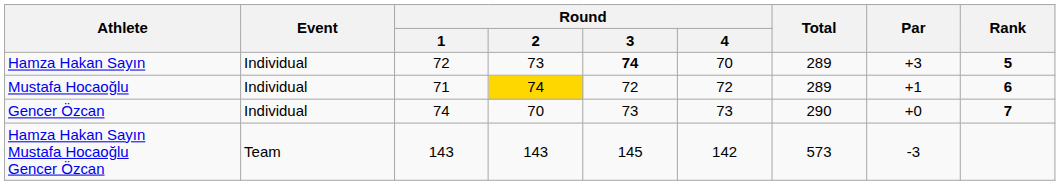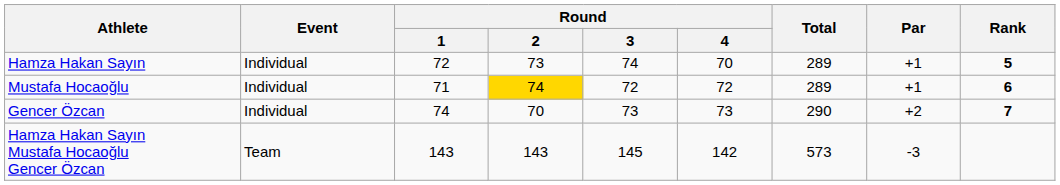(630, 64) bold -> (630, 64) normal
(913, 64) +3 -> (913, 64) +1
(913, 111) +0 -> (913, 111) +2
